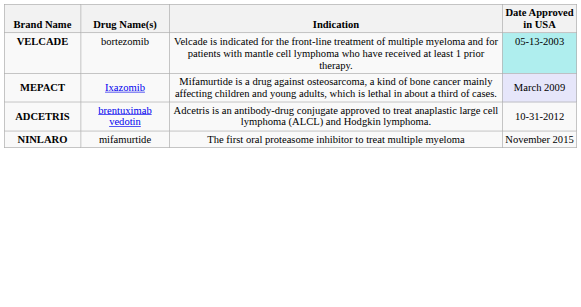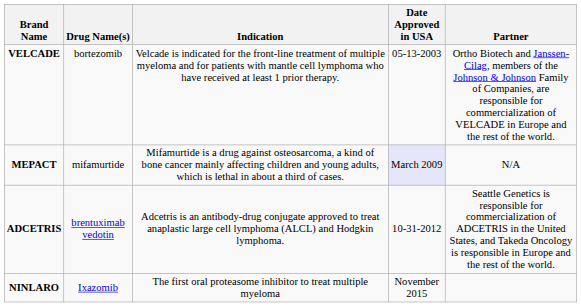+ column: (511, 36)
(540, 41) paleturquoise background -> (417, 53) no background
(125, 87) Ixazomib -> (98, 165) mifamurtide
(125, 139) mifamurtide -> (98, 287) Ixazomib
